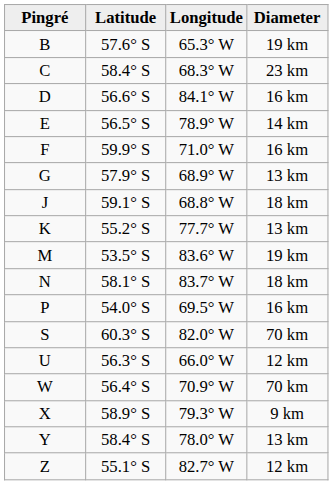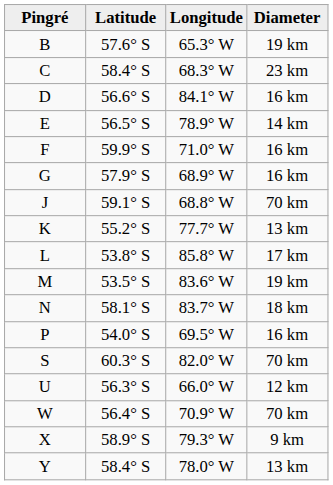(287, 176) 13 km -> (287, 176) 16 km
(287, 202) 18 km -> (287, 202) 70 km
+ row: (45, 255)
- row: (45, 466)
